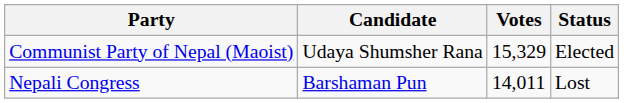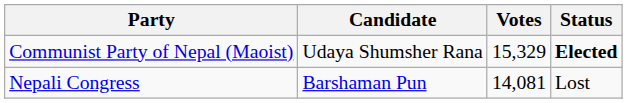(585, 51) normal -> (586, 51) bold
(519, 82) 14,011 -> (519, 82) 14,081
